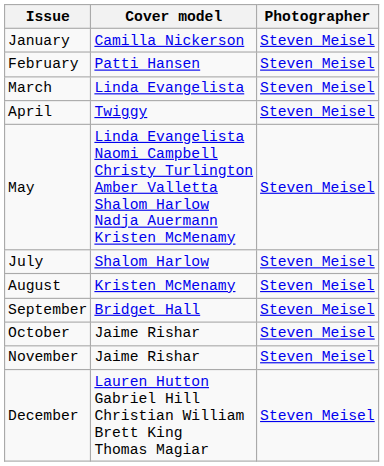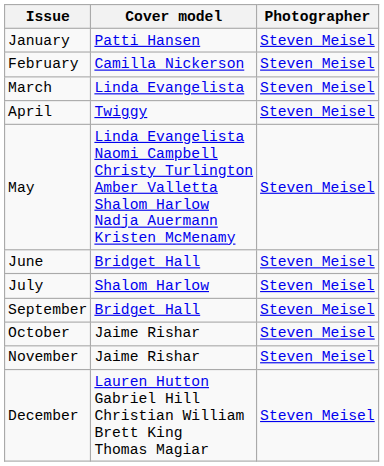(169, 40) Camilla Nickerson -> (147, 40) Patti Hansen
(147, 64) Patti Hansen -> (169, 64) Camilla Nickerson
+ row: (26, 262)
- row: (35, 286)
